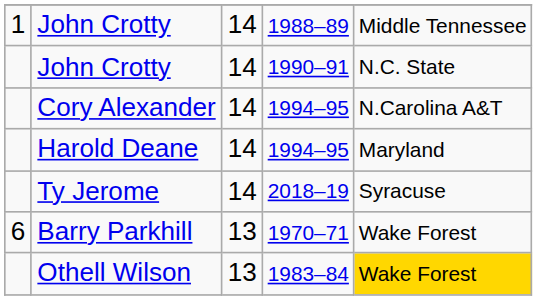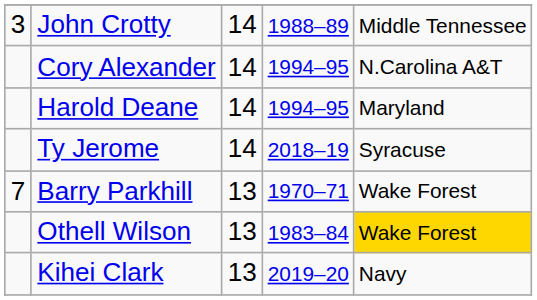(18, 25) 1 -> (18, 25) 3
- row: (104, 66)
(18, 231) 6 -> (18, 190) 7
+ row: (100, 273)
